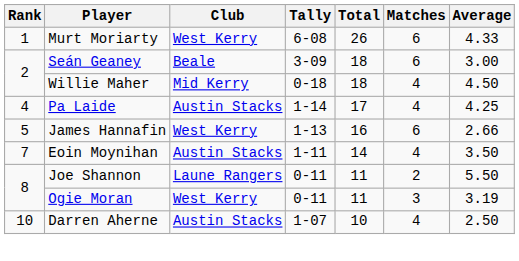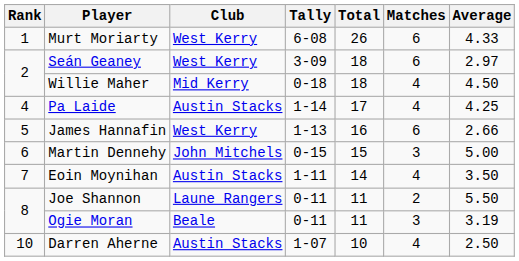(194, 62) Beale -> (215, 62) West Kerry
(482, 62) 3.00 -> (482, 62) 2.97
+ row: (107, 153)
(215, 199) West Kerry -> (194, 222) Beale
